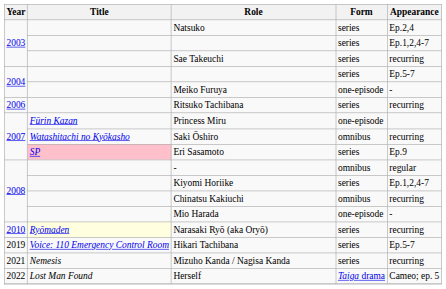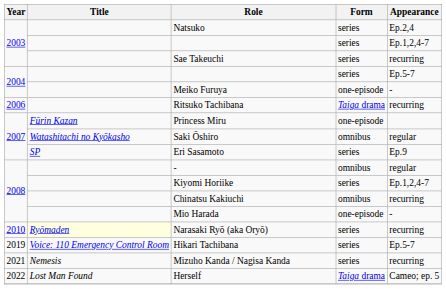(349, 105) series -> (361, 105) Taiga drama
(407, 136) recurring -> (403, 136) regular
(35, 152) pink background -> (35, 152) no background
